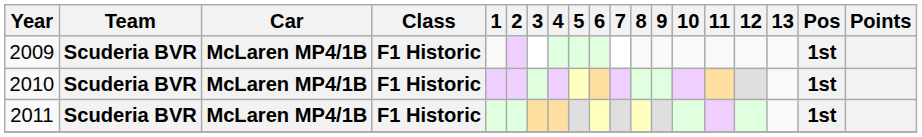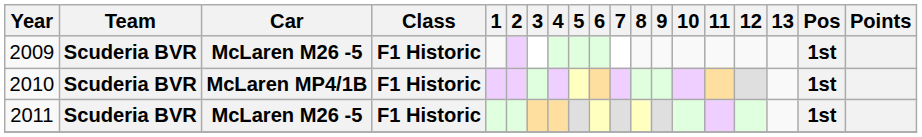(287, 52) McLaren MP4/1B -> (287, 52) McLaren M26 -5
(287, 115) McLaren MP4/1B -> (287, 115) McLaren M26 -5
